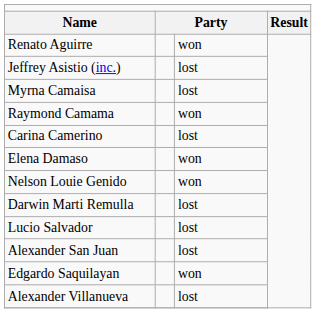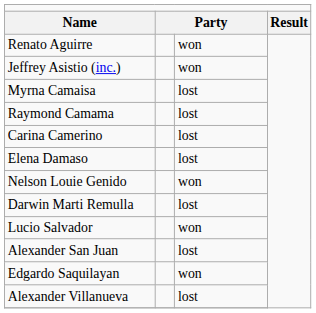(188, 68) lost -> (190, 68) won
(190, 113) won -> (188, 113) lost
(190, 159) won -> (188, 159) lost
(188, 227) lost -> (190, 227) won
